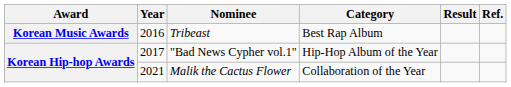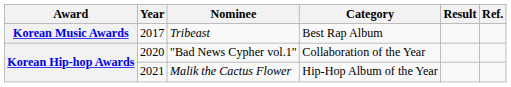(152, 33) 2016 -> (152, 33) 2017
(152, 52) 2017 -> (152, 52) 2020
(370, 52) Hip-Hop Album of the Year -> (364, 52) Collaboration of the Year
(364, 71) Collaboration of the Year -> (370, 71) Hip-Hop Album of the Year
